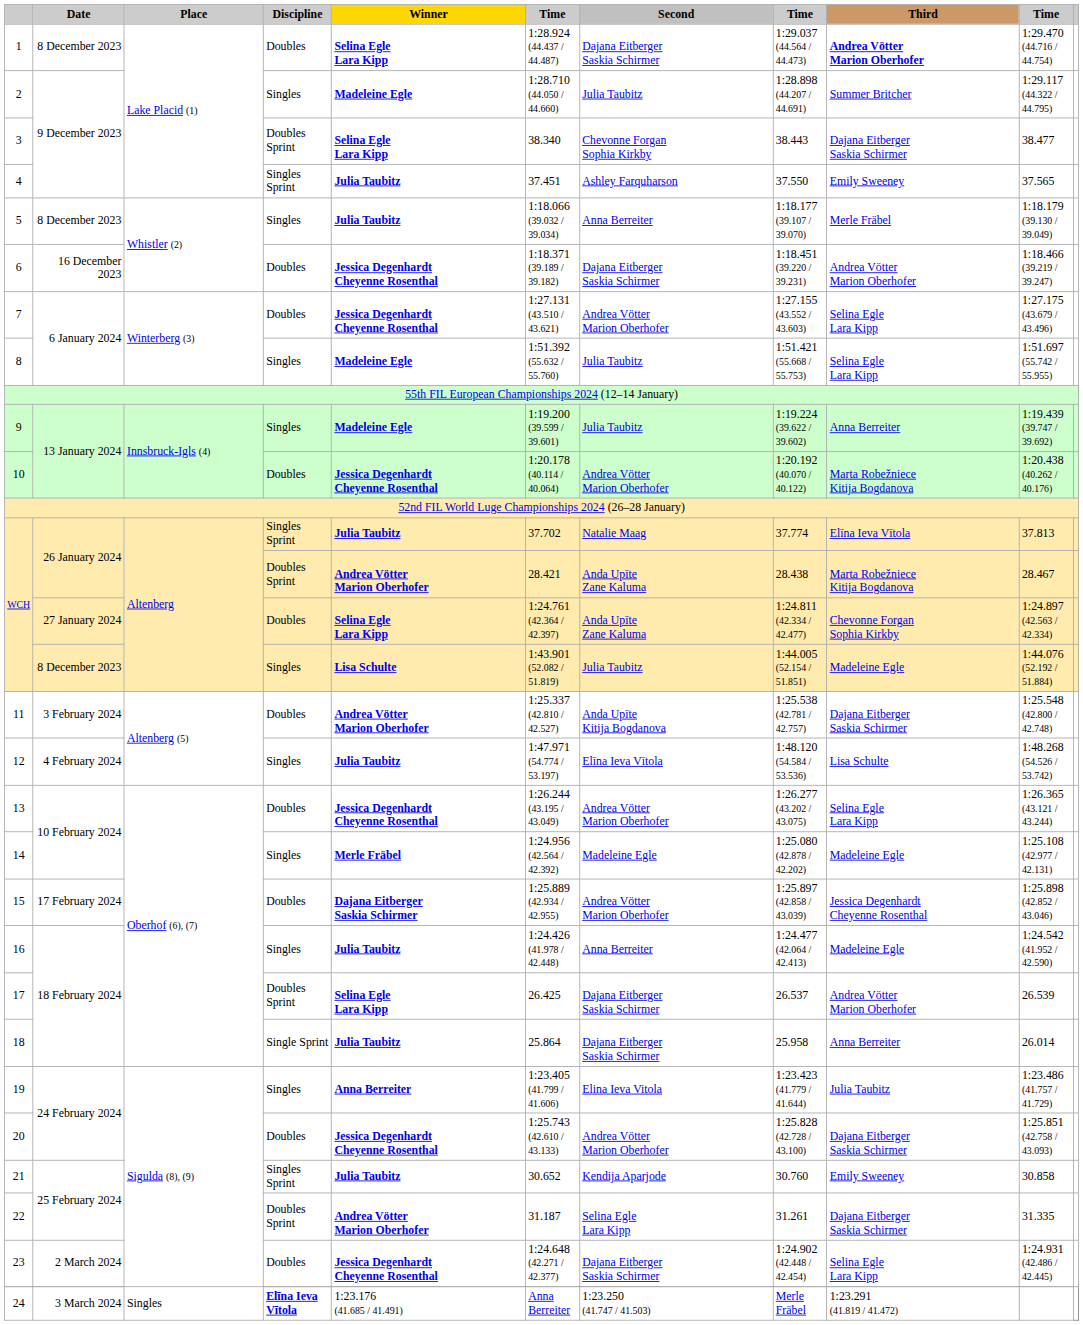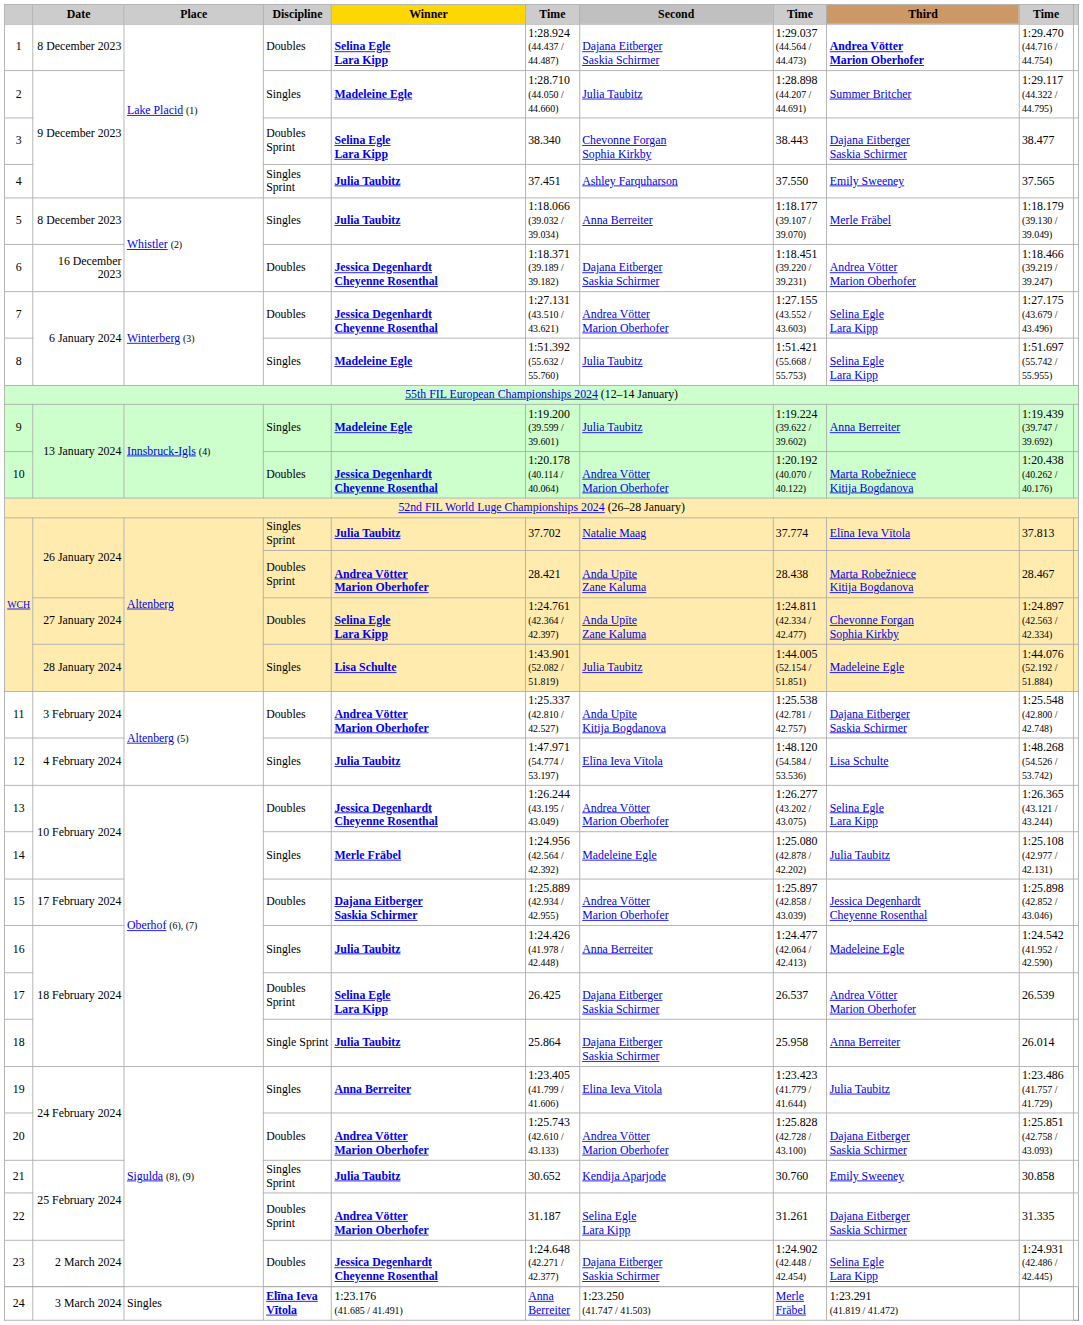(79, 667) 8 December 2023 -> (82, 667) 28 January 2024
(867, 855) Madeleine Egle -> (860, 855) Julia Taubitz
(386, 1143) Jessica Degenhardt Cheyenne Rosenthal -> (382, 1143) Andrea Vötter Marion Oberhofer
